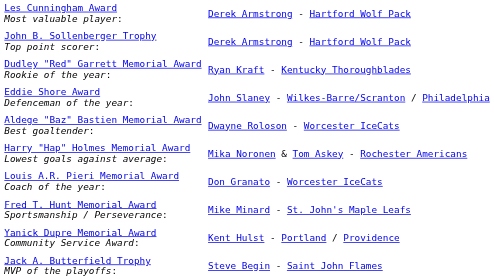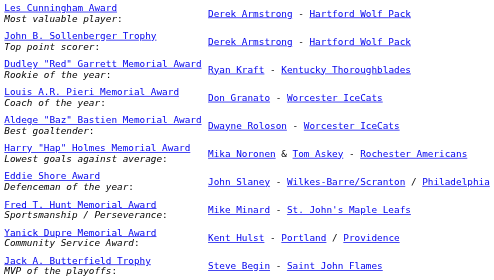rows swapped: (69, 97) <-> (92, 182)
